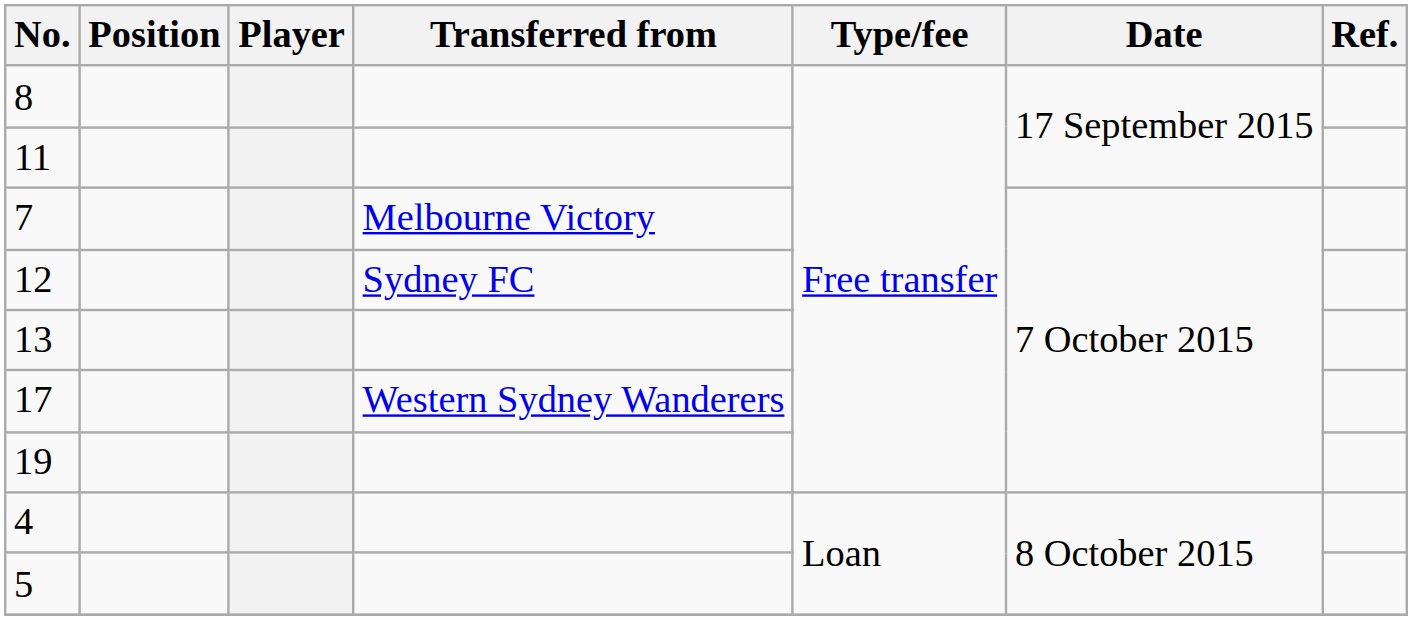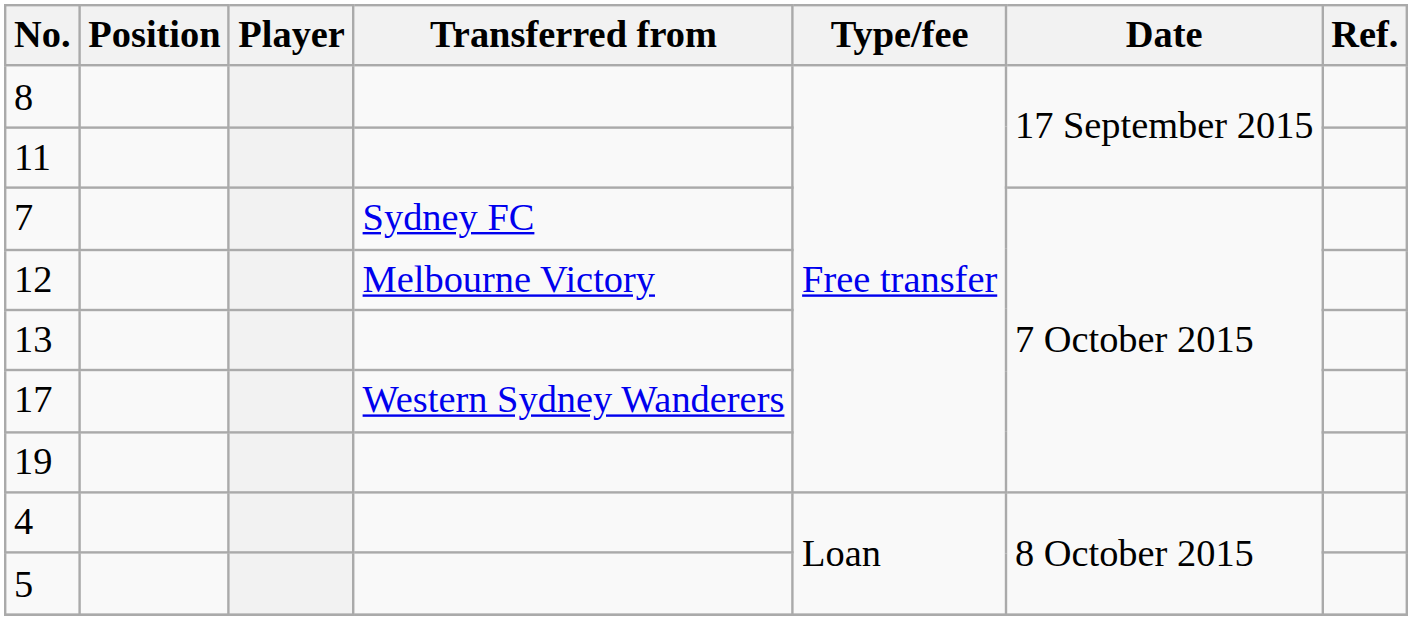(509, 217) Melbourne Victory -> (449, 217) Sydney FC
(449, 278) Sydney FC -> (509, 278) Melbourne Victory
